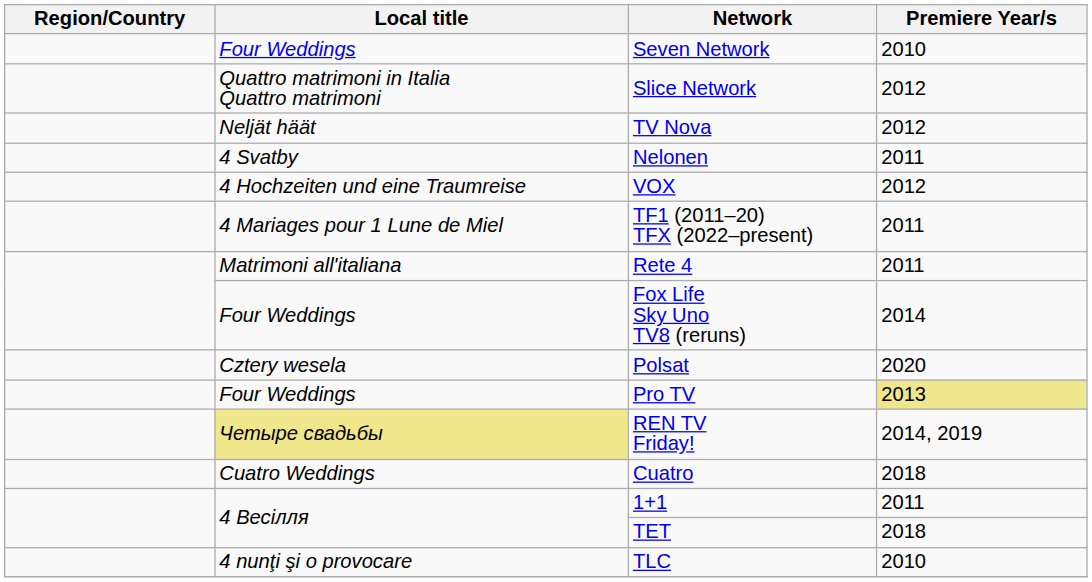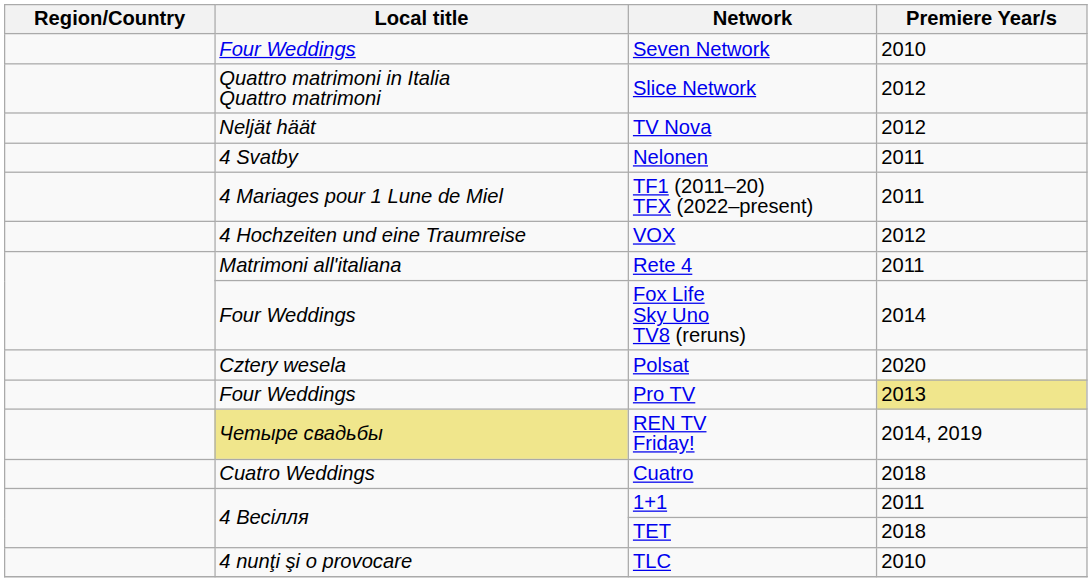rows swapped: (723, 226) <-> (654, 186)
